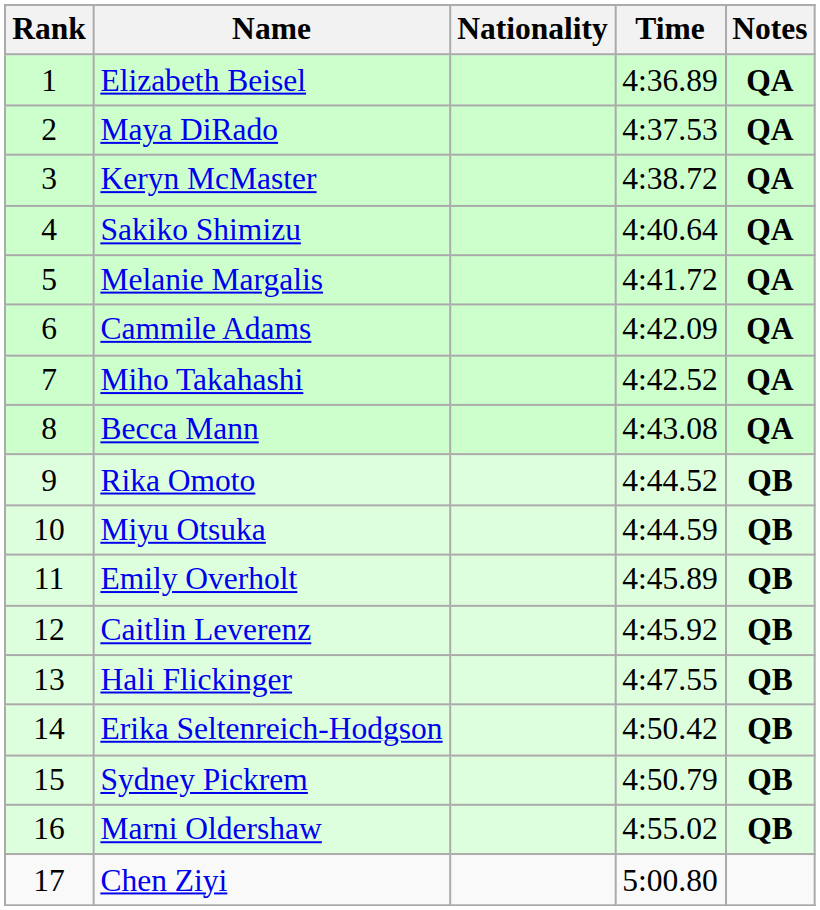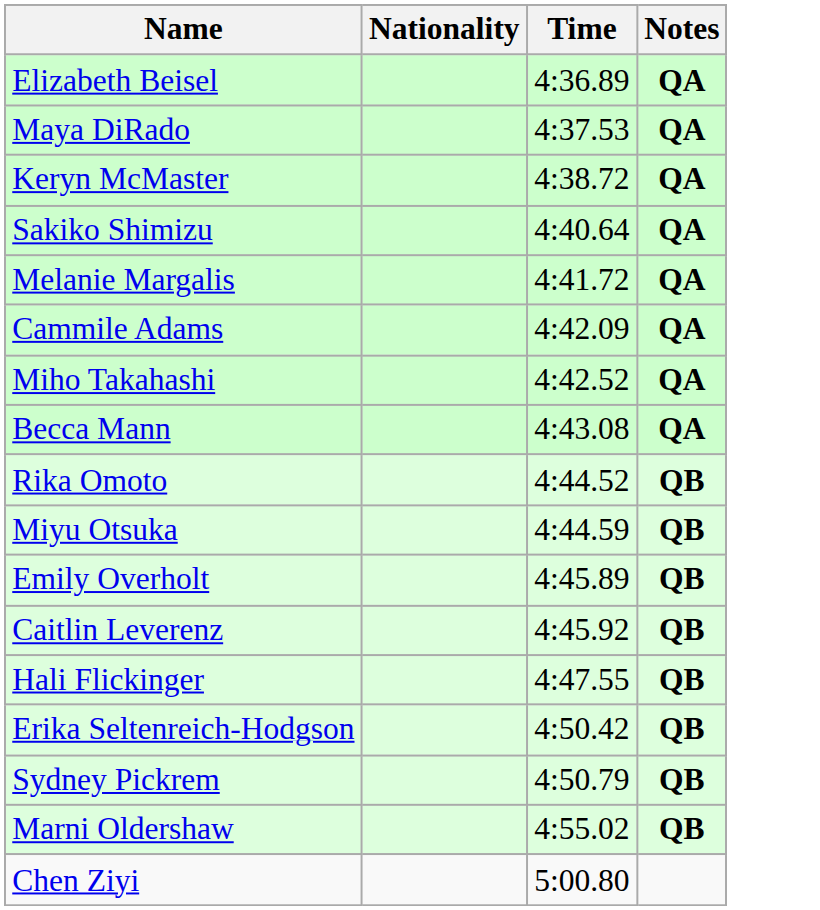- column: (49, 29)
